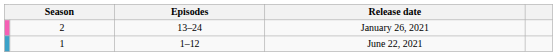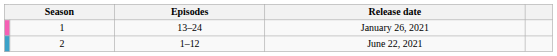(62, 28) 2 -> (62, 28) 1
(62, 43) 1 -> (62, 43) 2
